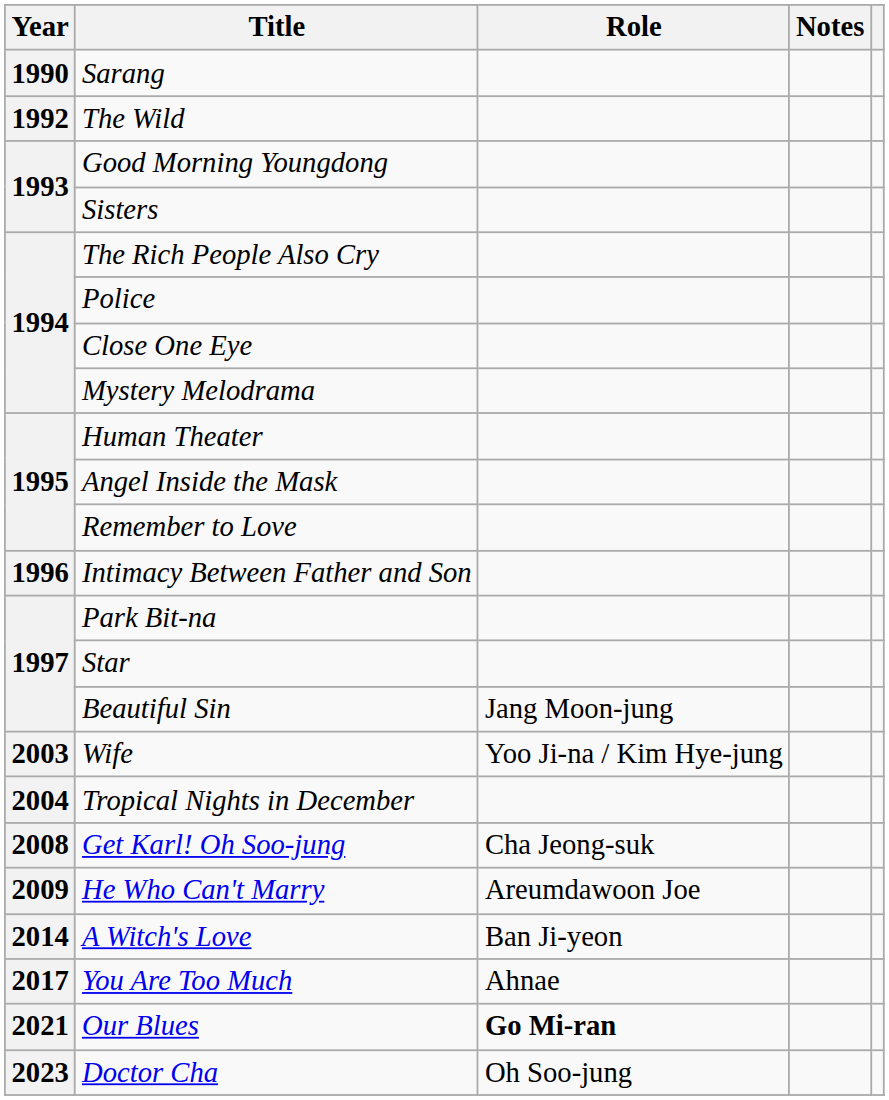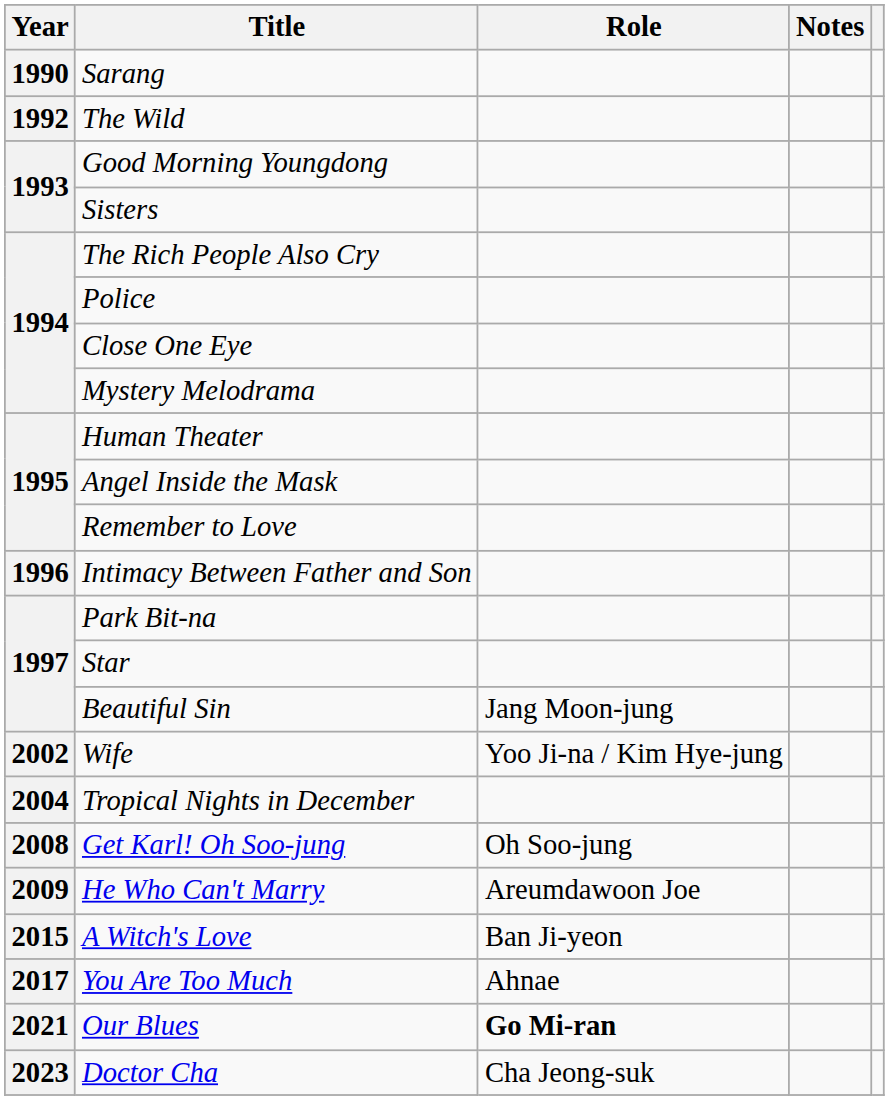(40, 753) 2003 -> (40, 753) 2002
(570, 844) Cha Jeong-suk -> (558, 844) Oh Soo-jung
(40, 935) 2014 -> (40, 935) 2015
(558, 1071) Oh Soo-jung -> (570, 1071) Cha Jeong-suk
